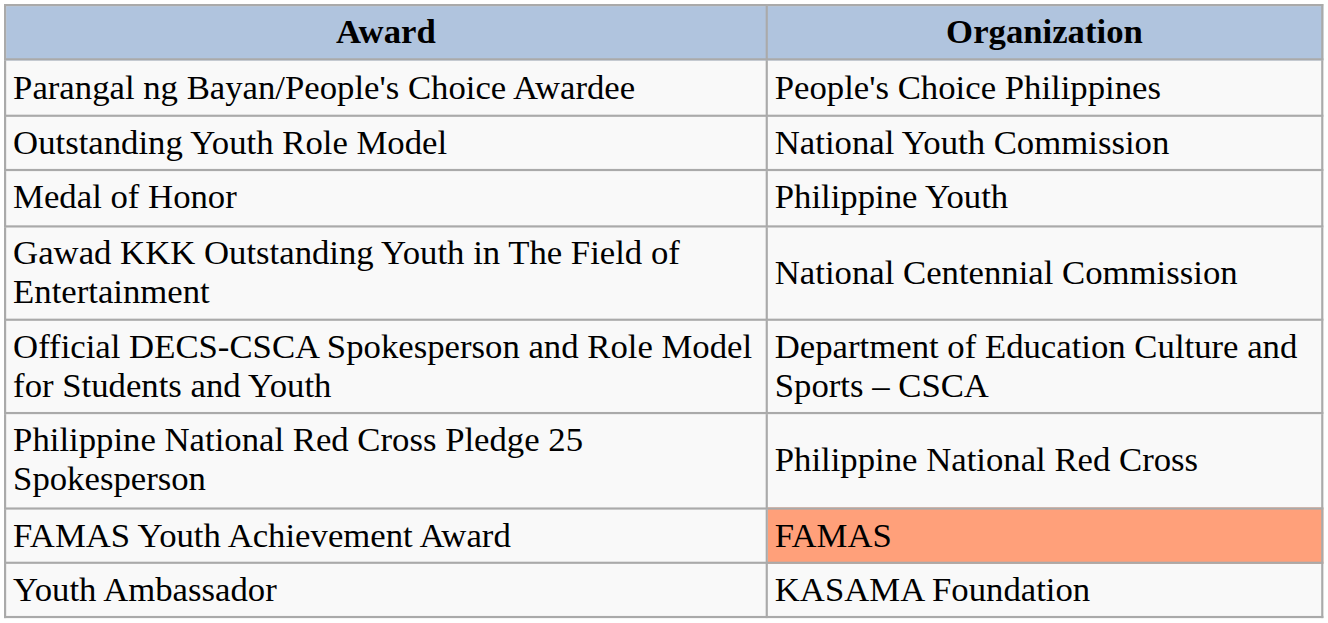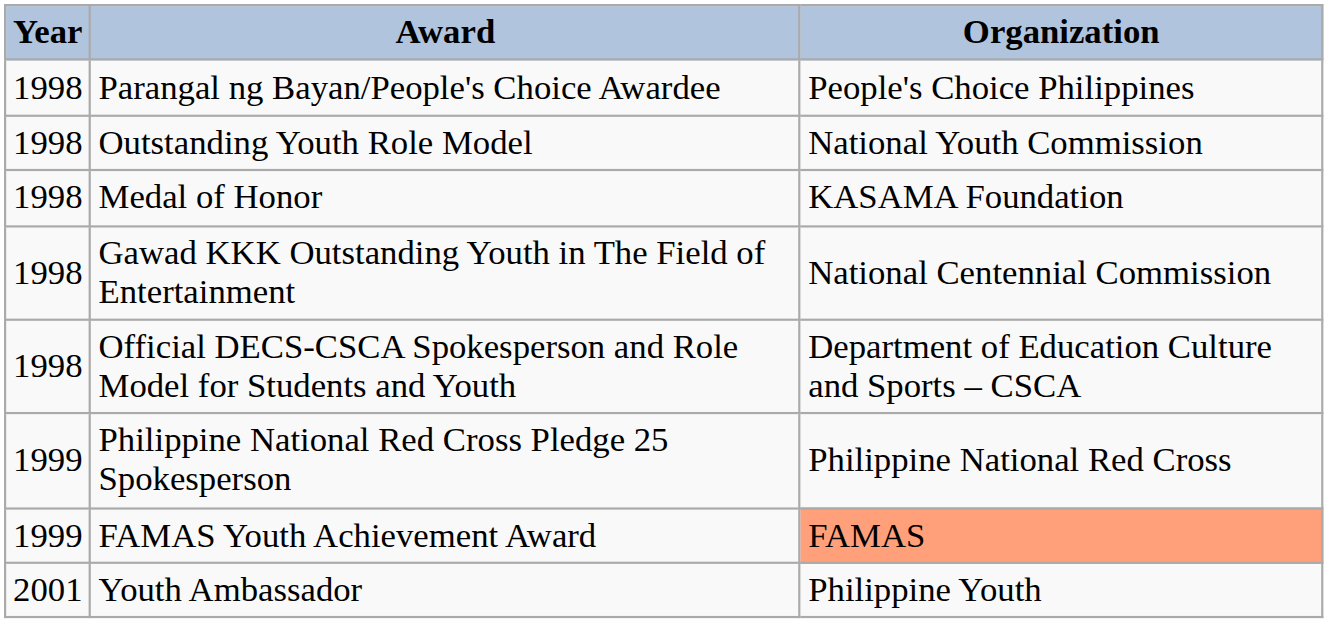+ column: (48, 32)
(891, 197) Philippine Youth -> (966, 197) KASAMA Foundation
(932, 589) KASAMA Foundation -> (925, 589) Philippine Youth
